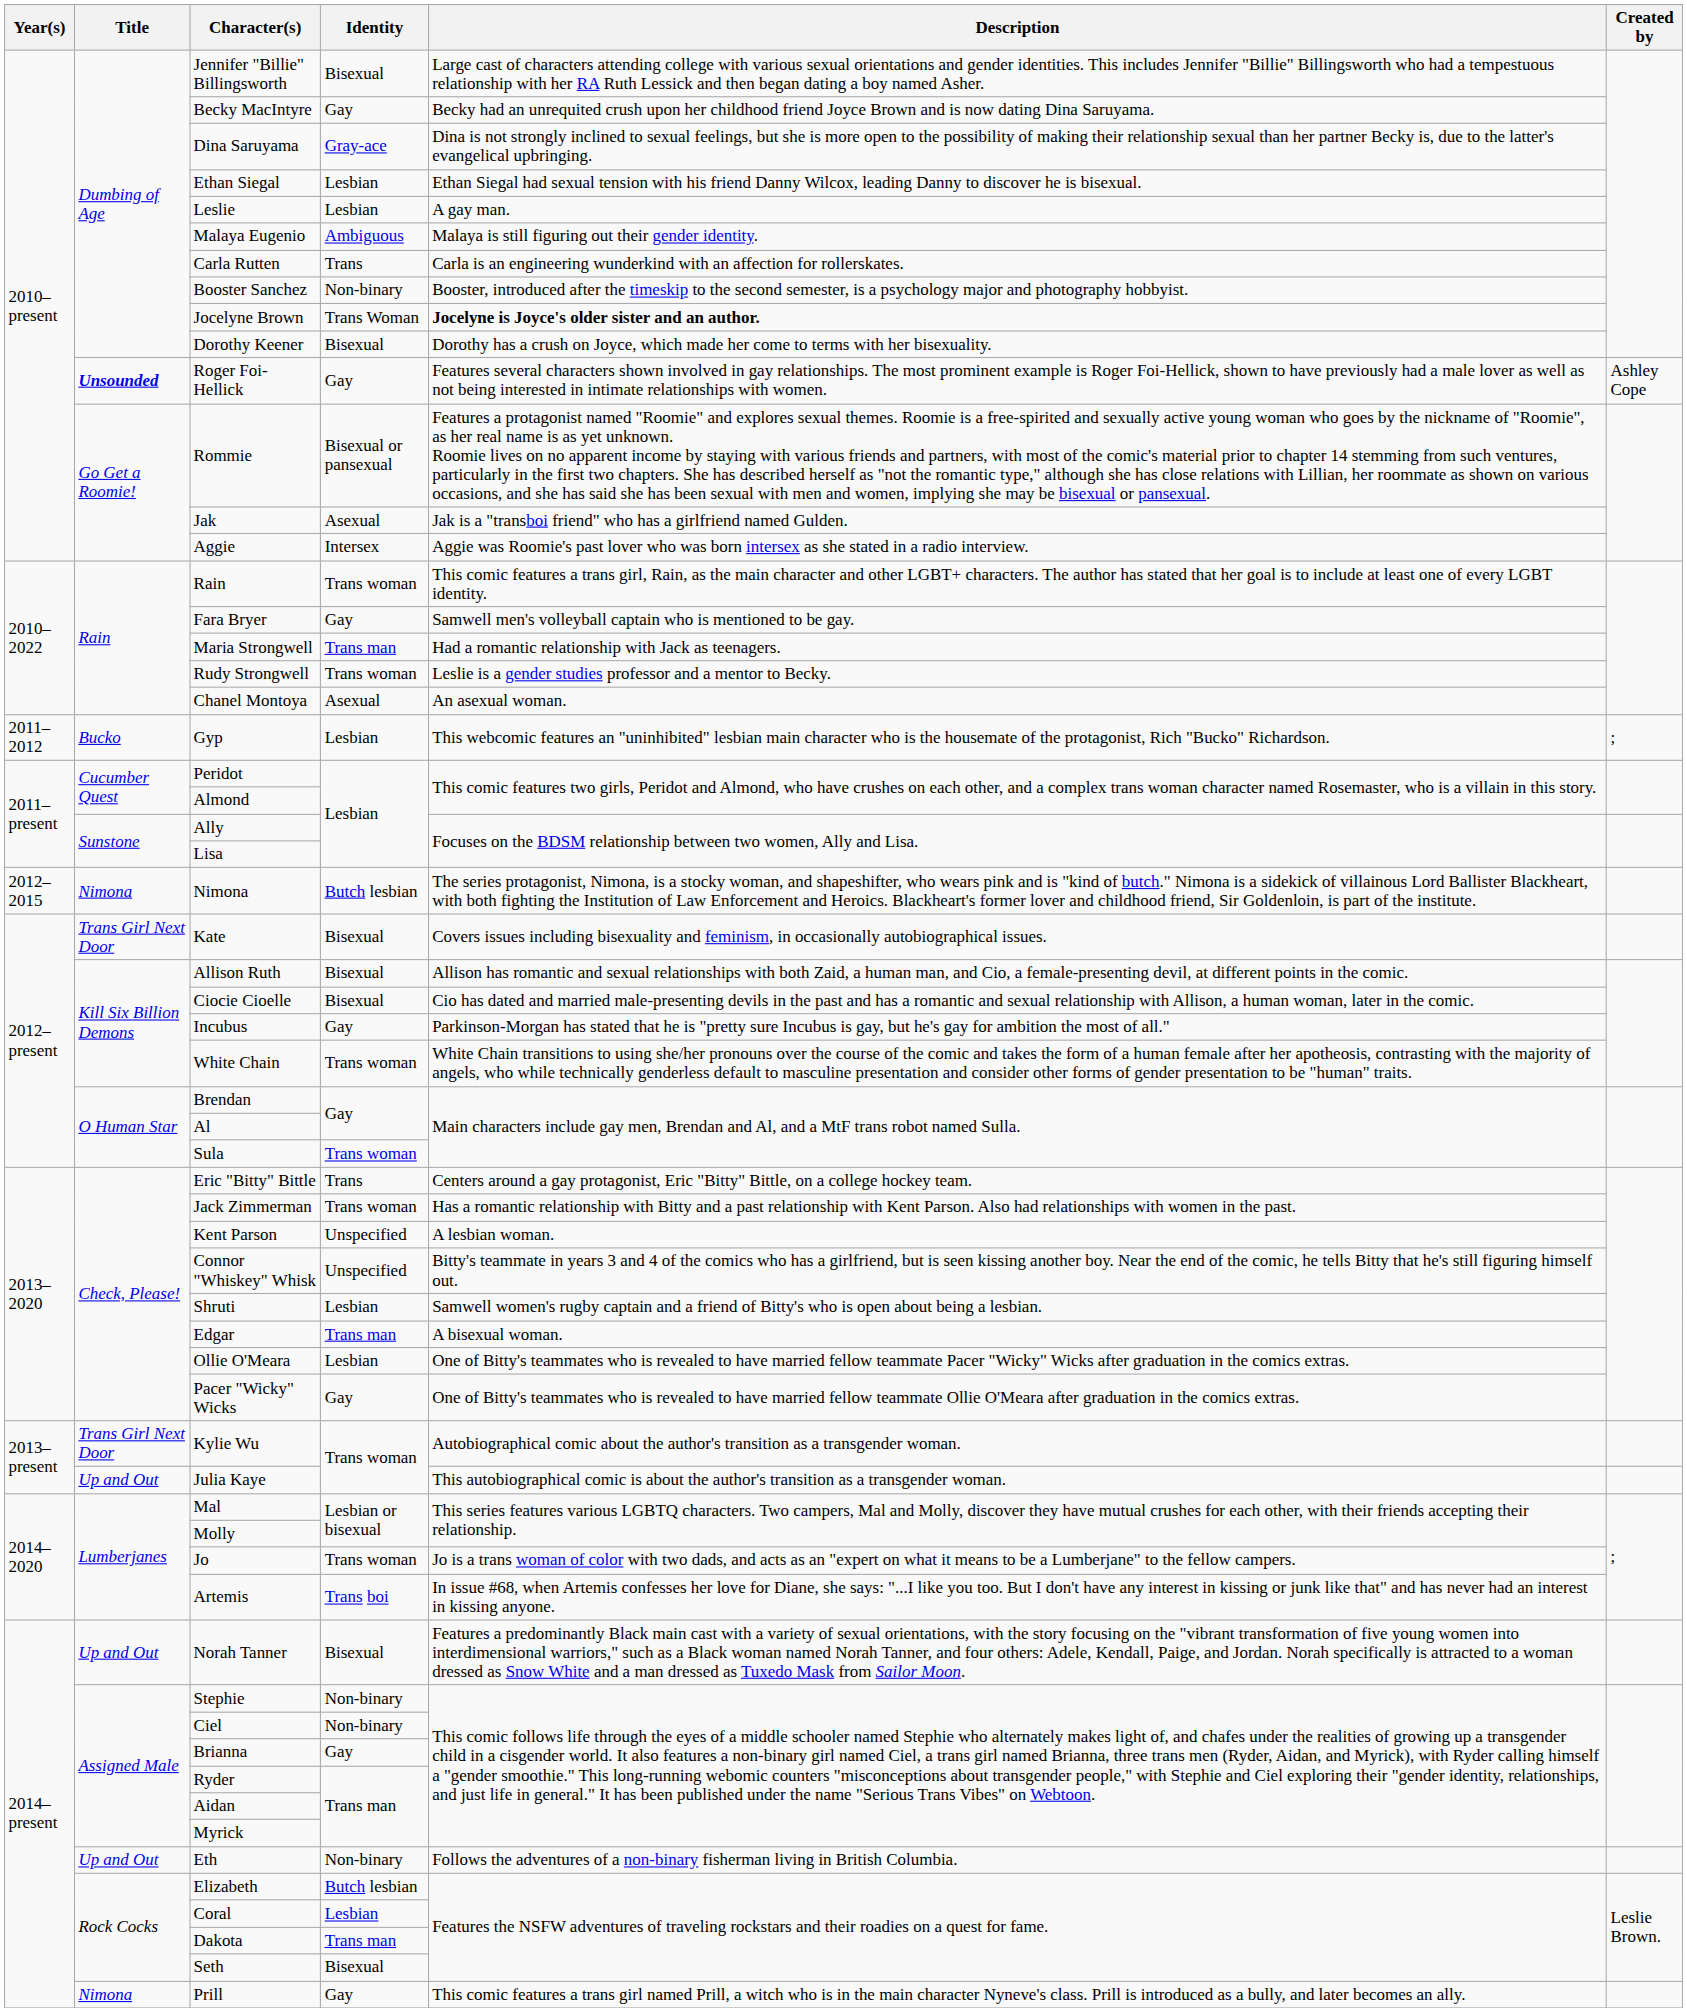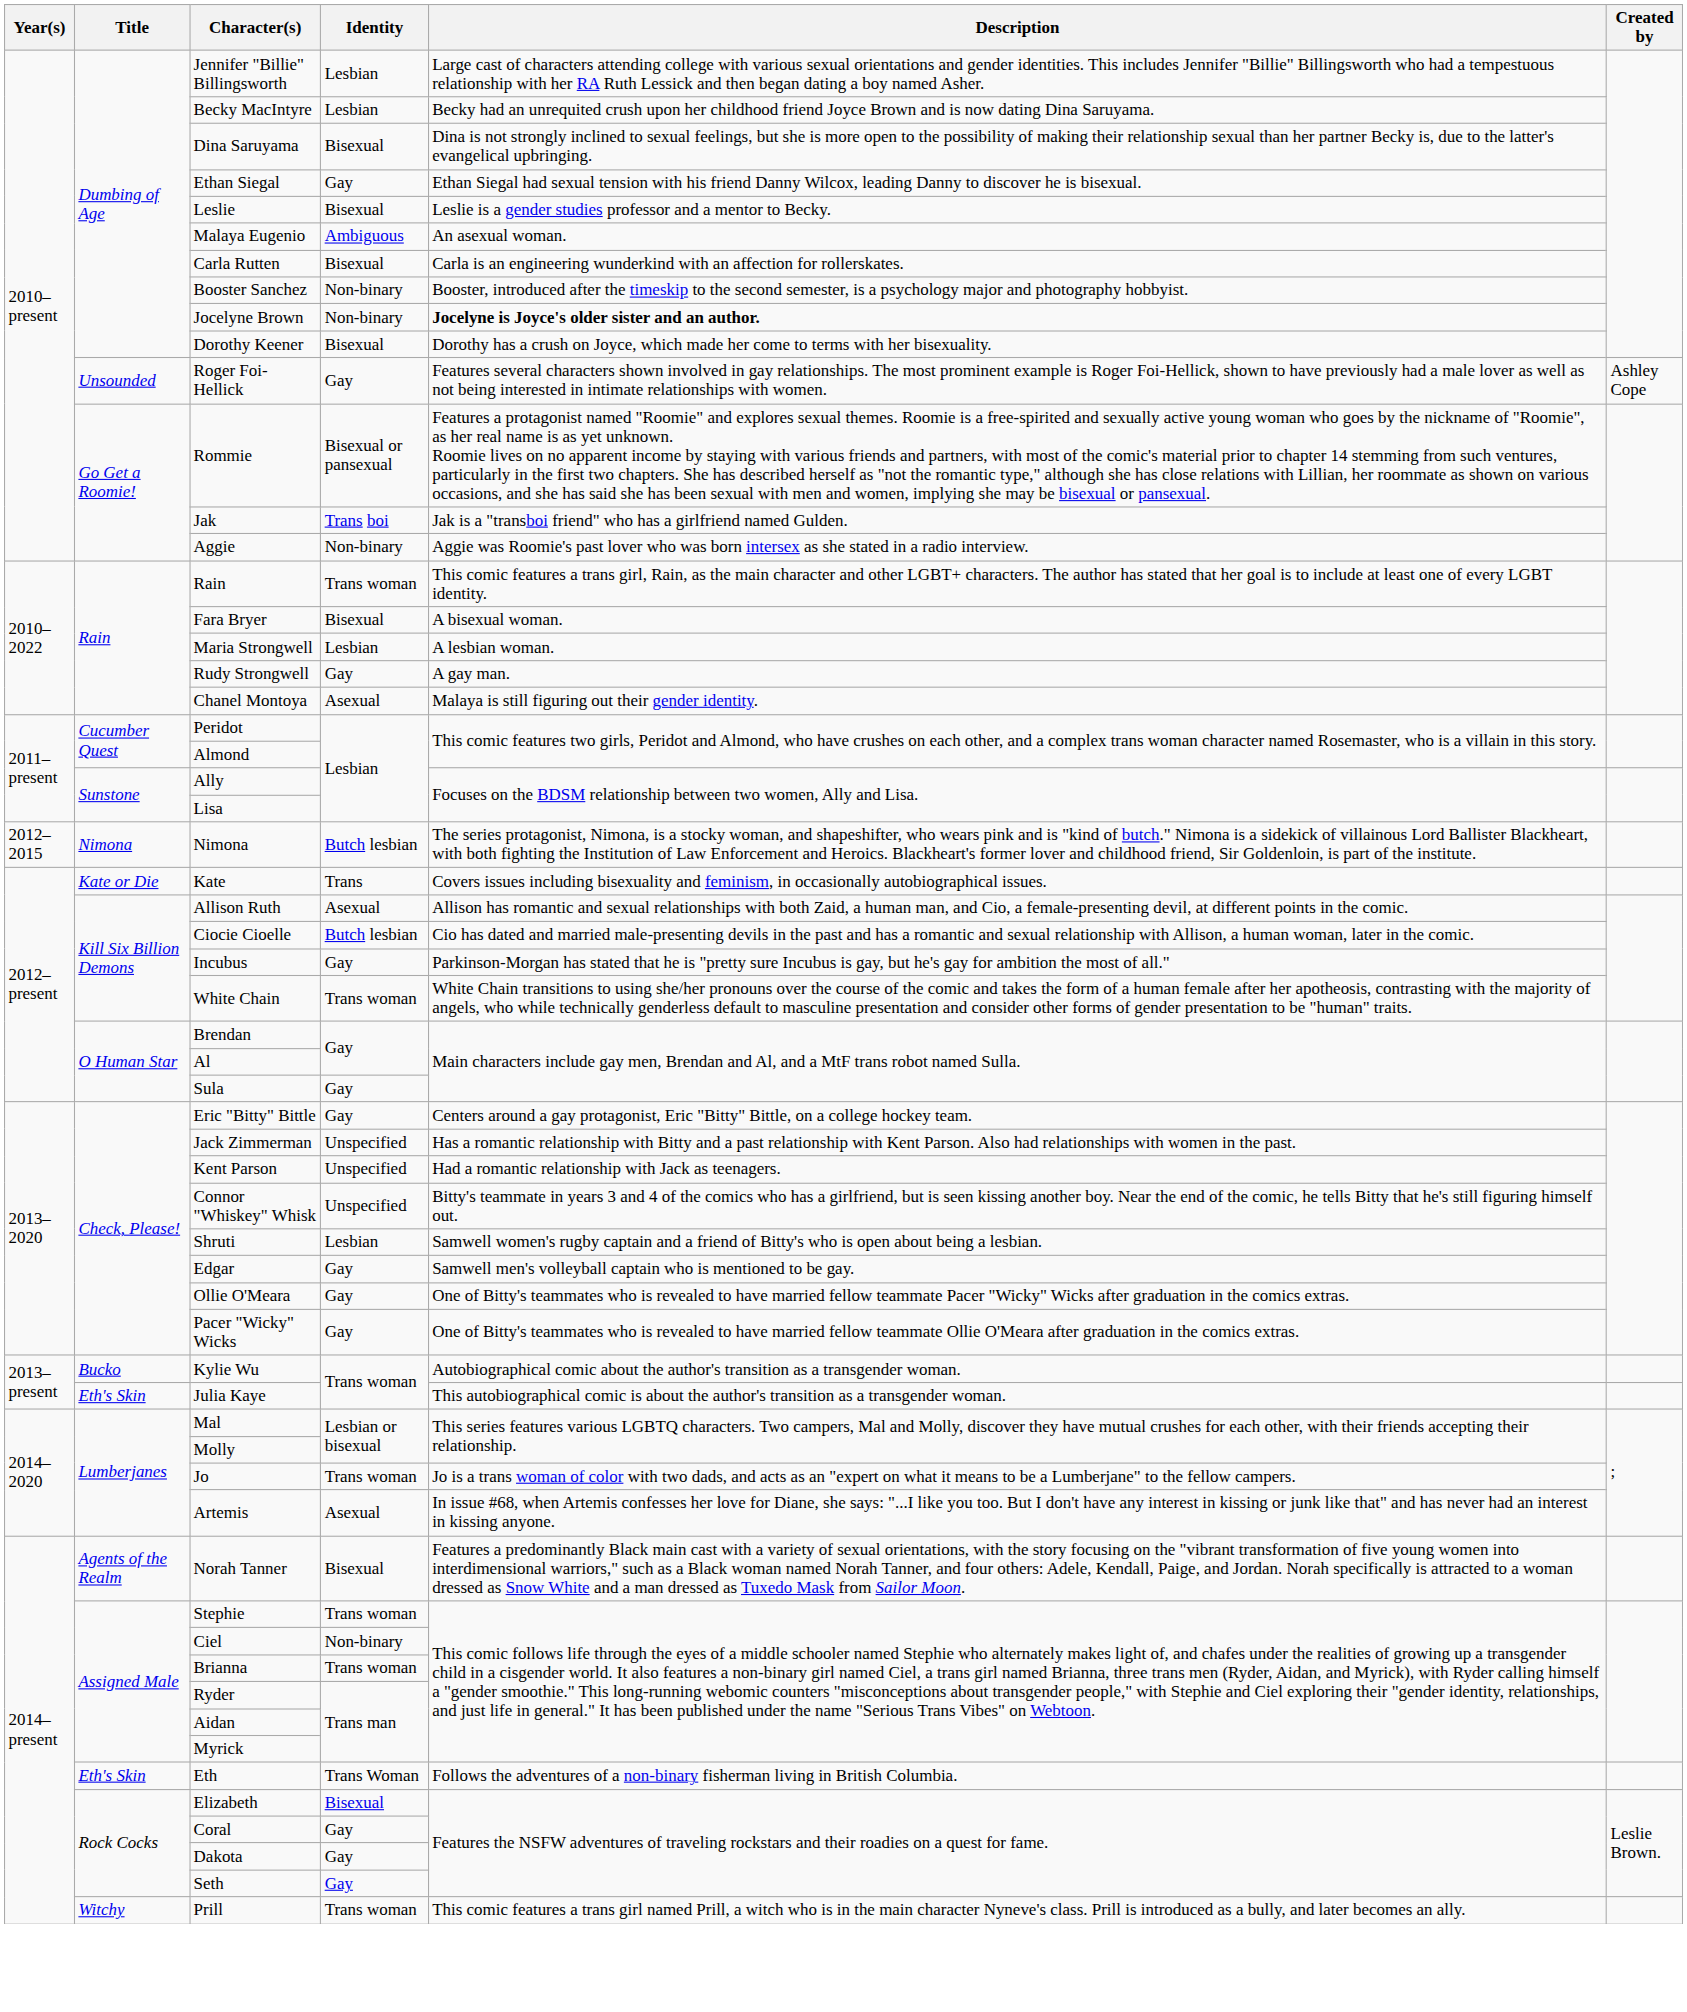(354, 73) Bisexual -> (352, 73) Lesbian
(339, 109) Gay -> (352, 109) Lesbian
(356, 146) Gray-ace -> (354, 146) Bisexual
(352, 182) Lesbian -> (339, 182) Gay
(352, 209) Lesbian -> (354, 209) Bisexual
(471, 209) A gay man. -> (632, 209) Leslie is a gender studies professor and a mentor to Becky.
(595, 236) Malaya is still figuring out their gender identity. -> (499, 236) An asexual woman.
(344, 263) Trans -> (354, 263) Bisexual
(372, 317) Trans Woman -> (364, 317) Non-binary
(118, 380) bold -> (117, 380) normal
(352, 520) Asexual -> (357, 520) Trans boi
(352, 547) Intersex -> (364, 547) Non-binary
(339, 620) Gay -> (354, 620) Bisexual
(643, 620) Samwell men's volleyball captain who is mentioned to be gay. -> (497, 620) A bisexual woman.
(360, 646) Trans man -> (352, 646) Lesbian
(606, 646) Had a romantic relationship with Jack as teenagers. -> (493, 646) A lesbian woman.
(371, 673) Trans woman -> (339, 673) Gay
(632, 673) Leslie is a gender studies professor and a mentor to Becky. -> (471, 673) A gay man.
(499, 700) An asexual woman. -> (595, 700) Malaya is still figuring out their gender identity.
- row: (208, 737)
(132, 936) Trans Girl Next Door -> (118, 881) Kate or Die
(354, 936) Bisexual -> (344, 881) Trans
(354, 973) Bisexual -> (352, 908) Asexual
(354, 1000) Bisexual -> (371, 934) Butch lesbian
(371, 1153) Trans woman -> (339, 1088) Gay
(344, 1180) Trans -> (339, 1115) Gay
(371, 1207) Trans woman -> (366, 1142) Unspecified
(493, 1234) A lesbian woman. -> (606, 1169) Had a romantic relationship with Jack as teenagers.
(360, 1334) Trans man -> (339, 1269) Gay
(497, 1334) A bisexual woman. -> (643, 1269) Samwell men's volleyball captain who is mentioned to be gay.
(352, 1360) Lesbian -> (339, 1295) Gay
(132, 1443) Trans Girl Next Door -> (100, 1368) Bucko
(118, 1479) Up and Out -> (112, 1395) Eth's Skin
(357, 1596) Trans boi -> (352, 1512) Asexual
(118, 1652) Up and Out -> (123, 1568) Agents of the Realm
(364, 1698) Non-binary -> (371, 1614) Trans woman
(339, 1752) Gay -> (371, 1668) Trans woman
(118, 1859) Up and Out -> (112, 1775) Eth's Skin
(364, 1859) Non-binary -> (372, 1775) Trans Woman
(371, 1886) Butch lesbian -> (354, 1802) Bisexual
(352, 1913) Lesbian -> (339, 1829) Gay
(360, 1940) Trans man -> (339, 1856) Gay
(354, 1967) Bisexual -> (339, 1883) Gay
(105, 1994) Nimona -> (101, 1910) Witchy
(339, 1994) Gay -> (371, 1910) Trans woman
